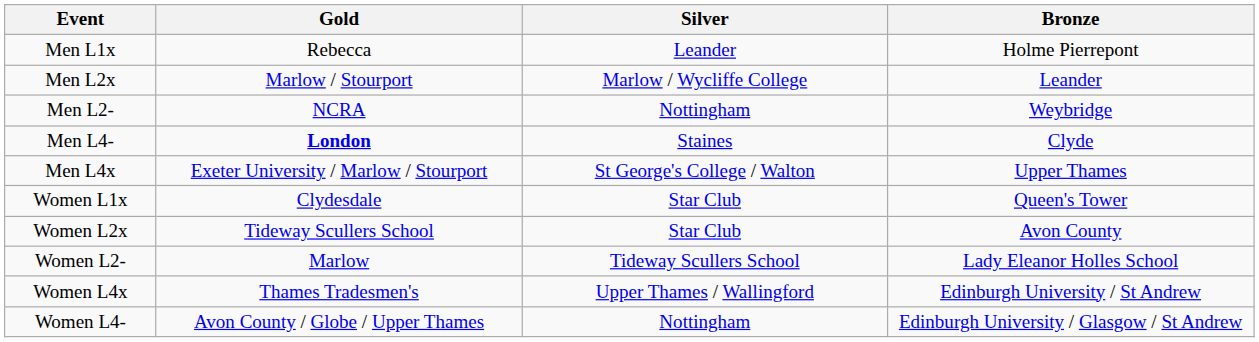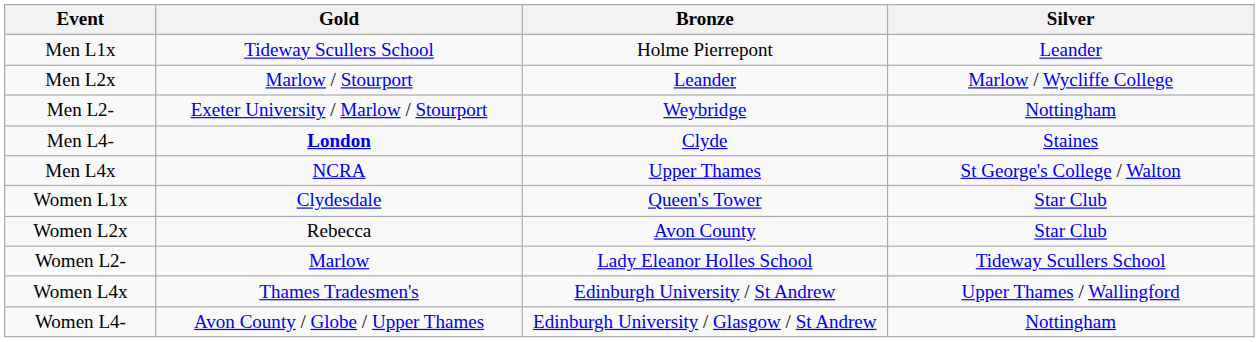columns swapped: (705, 19) <-> (1071, 19)
(339, 49) Rebecca -> (339, 49) Tideway Scullers School
(339, 110) NCRA -> (339, 110) Exeter University / Marlow / Stourport
(339, 170) Exeter University / Marlow / Stourport -> (339, 170) NCRA
(339, 230) Tideway Scullers School -> (339, 230) Rebecca
